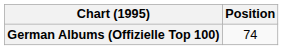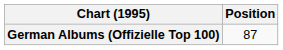(250, 34) 74 -> (250, 34) 87
